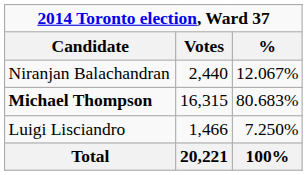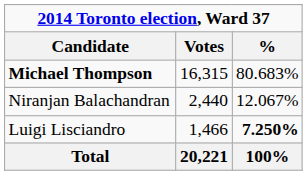rows swapped: (80, 101) <-> (89, 73)
(272, 128) normal -> (270, 128) bold
